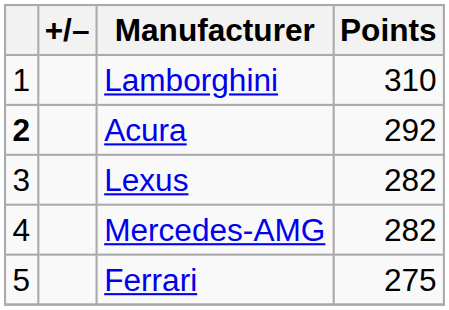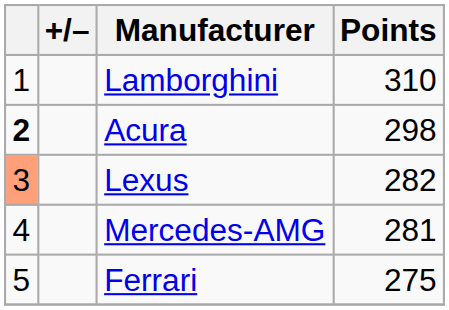(410, 130) 292 -> (410, 130) 298
(21, 180) no background -> (21, 180) lightsalmon background
(410, 230) 282 -> (410, 230) 281
